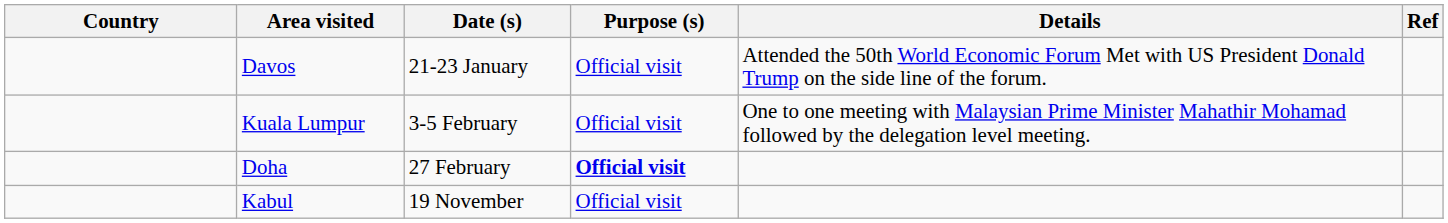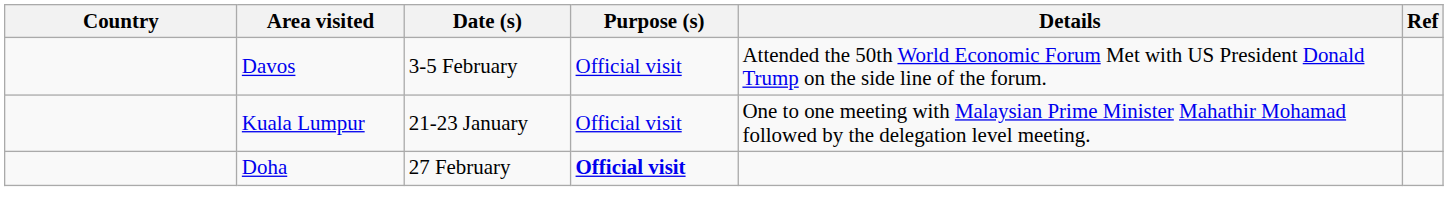(468, 66) 21-23 January -> (463, 66) 3-5 February
(463, 122) 3-5 February -> (468, 122) 21-23 January
- row: (267, 201)
